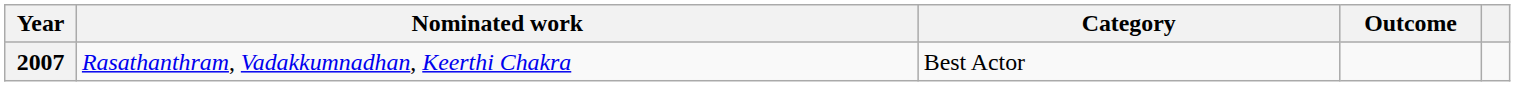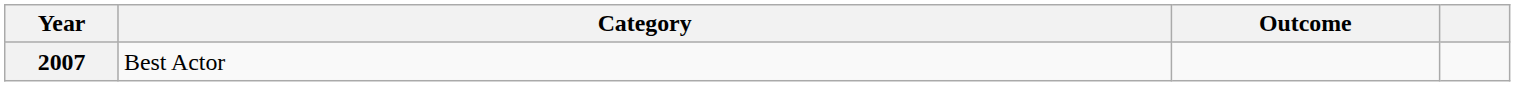- column: (497, 23)
